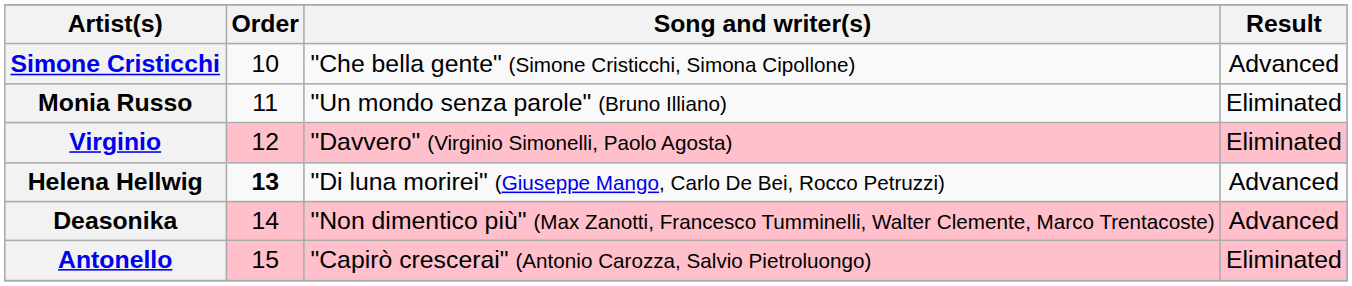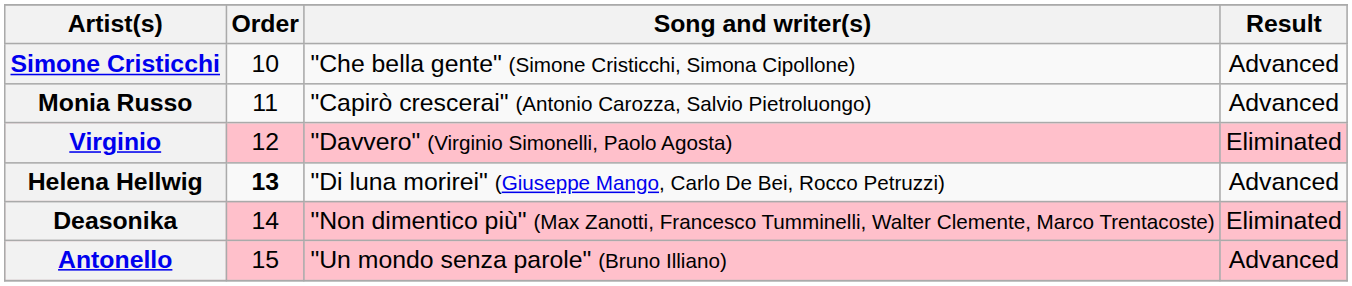(519, 102) "Un mondo senza parole" (Bruno Illiano) -> (591, 102) "Capirò crescerai" (Antonio Carozza, Salvio Pietroluongo)
(1284, 102) Eliminated -> (1284, 102) Advanced
(1284, 220) Advanced -> (1284, 220) Eliminated
(591, 260) "Capirò crescerai" (Antonio Carozza, Salvio Pietroluongo) -> (519, 260) "Un mondo senza parole" (Bruno Illiano)
(1284, 260) Eliminated -> (1284, 260) Advanced
